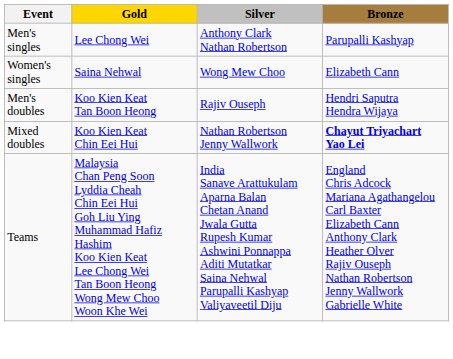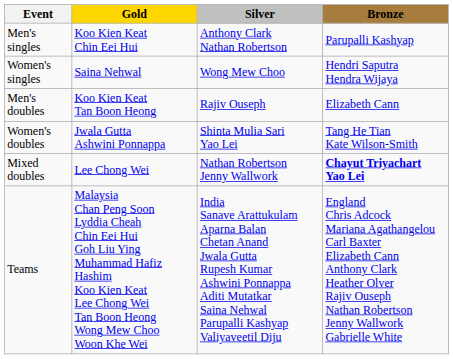(112, 39) Lee Chong Wei -> (111, 39) Koo Kien Keat Chin Eei Hui
(362, 72) Elizabeth Cann -> (362, 72) Hendri Saputra Hendra Wijaya
(362, 104) Hendri Saputra Hendra Wijaya -> (362, 104) Elizabeth Cann
+ row: (29, 137)
(111, 137) Koo Kien Keat Chin Eei Hui -> (112, 169) Lee Chong Wei
